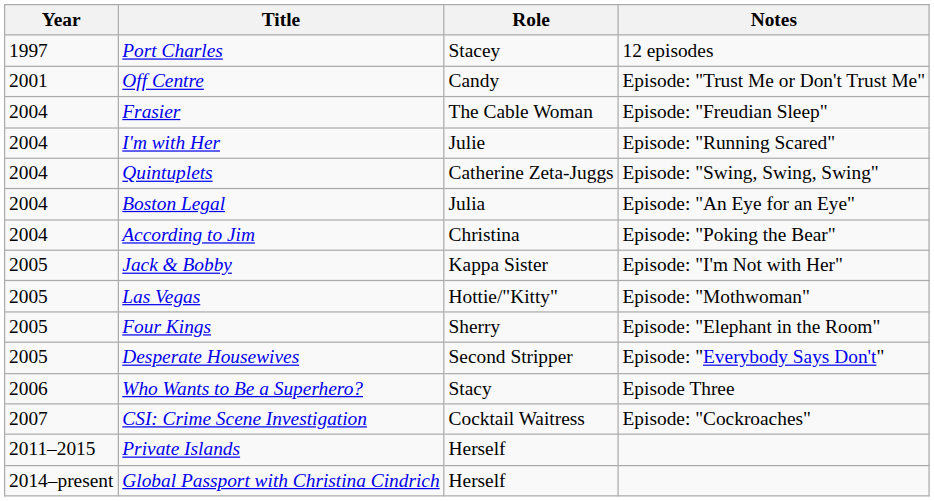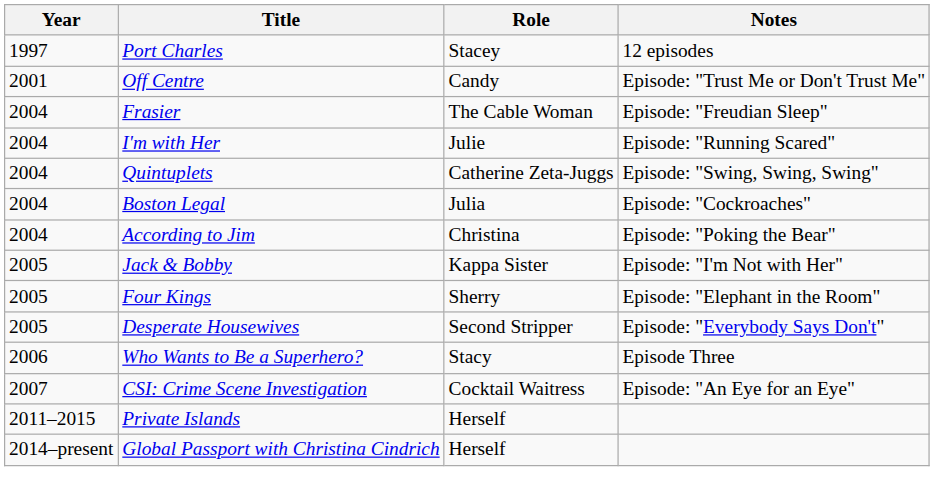(739, 204) Episode: "An Eye for an Eye" -> (717, 204) Episode: "Cockroaches"
- row: (161, 296)
(717, 419) Episode: "Cockroaches" -> (739, 388) Episode: "An Eye for an Eye"
